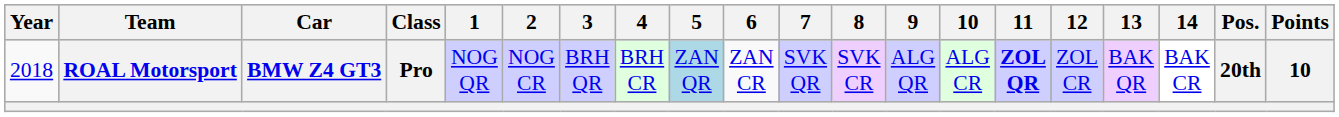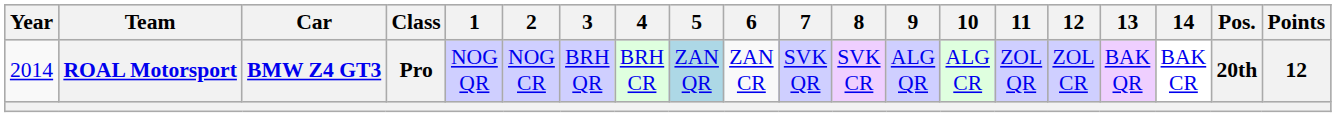(32, 70) 2018 -> (32, 70) 2014
(1023, 70) bold -> (1021, 70) normal
(1300, 70) 10 -> (1296, 70) 12
